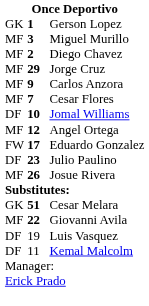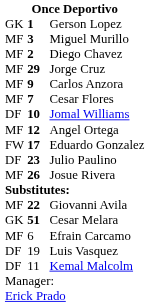rows swapped: (84, 204) <-> (88, 220)
+ row: (90, 235)
